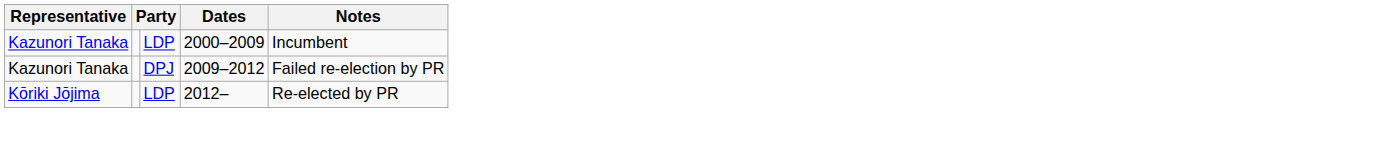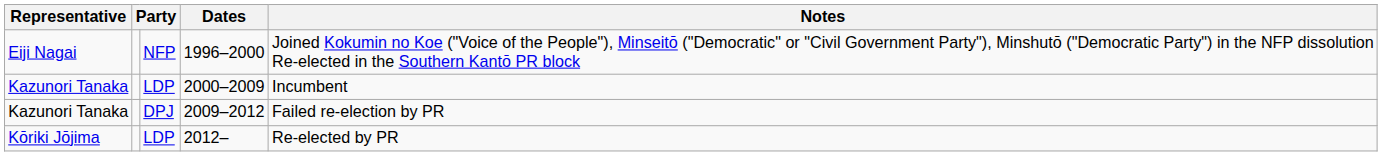+ row: (224, 52)
